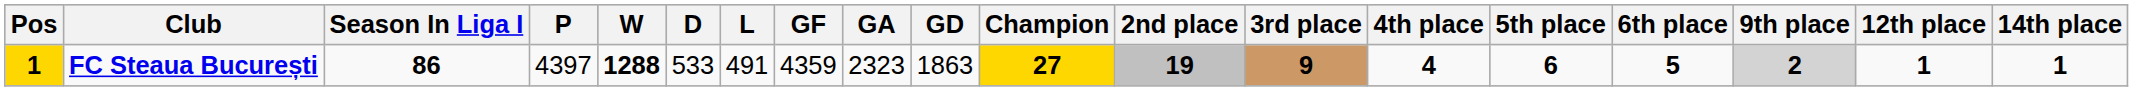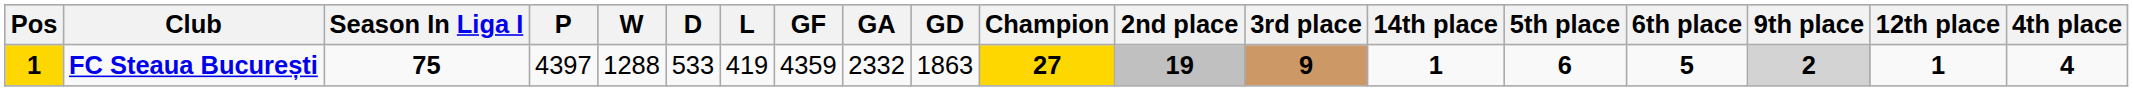columns swapped: (1429, 24) <-> (2060, 24)
(426, 65) 86 -> (426, 65) 75
(632, 65) bold -> (632, 65) normal
(747, 65) 491 -> (747, 65) 419
(877, 65) 2323 -> (877, 65) 2332
